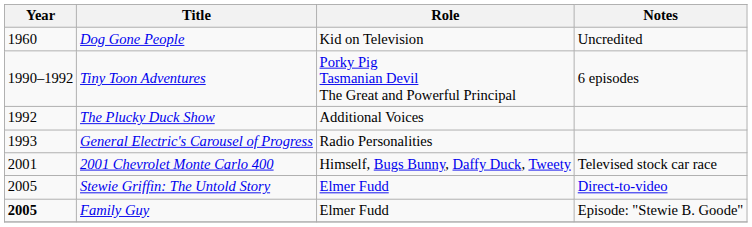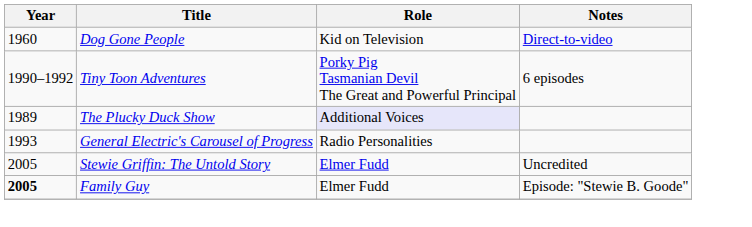(610, 39) Uncredited -> (568, 39) Direct-to-video
(22, 118) 1992 -> (22, 118) 1989
(372, 118) no background -> (372, 118) lavender background
- row: (177, 164)
(623, 187) Direct-to-video -> (555, 164) Uncredited
